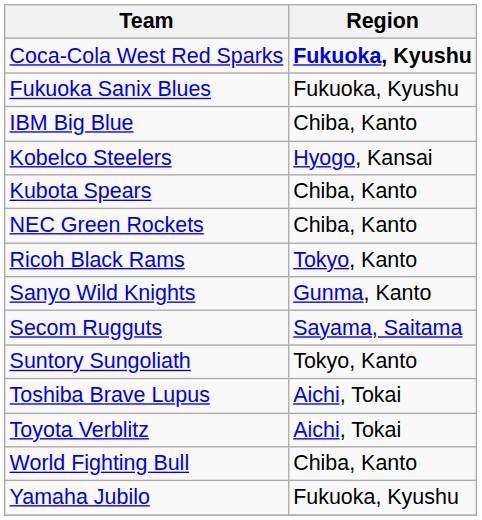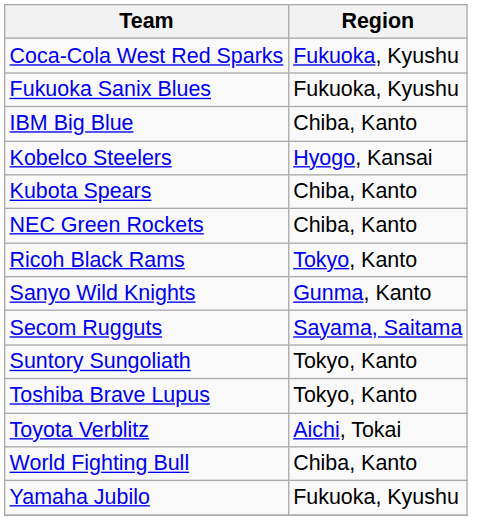(383, 55) bold -> (376, 55) normal
(347, 395) Aichi, Tokai -> (355, 395) Tokyo, Kanto
